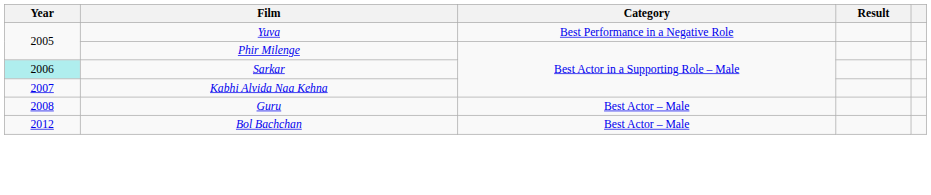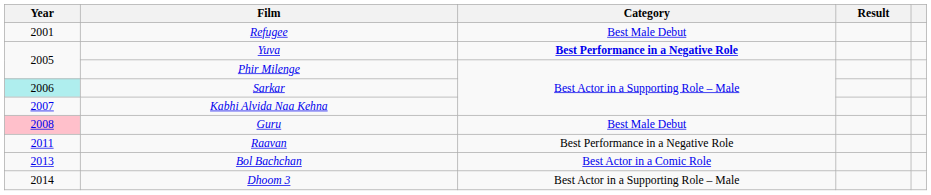+ row: (269, 32)
(647, 32) normal -> (647, 50) bold
(42, 106) no background -> (42, 124) pink background
(647, 106) Best Actor – Male -> (647, 124) Best Male Debut
+ row: (269, 143)
(42, 124) 2012 -> (42, 161) 2013
(647, 124) Best Actor – Male -> (647, 161) Best Actor in a Comic Role
+ row: (269, 180)
